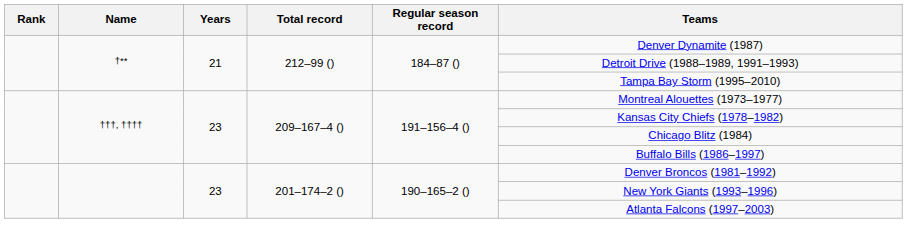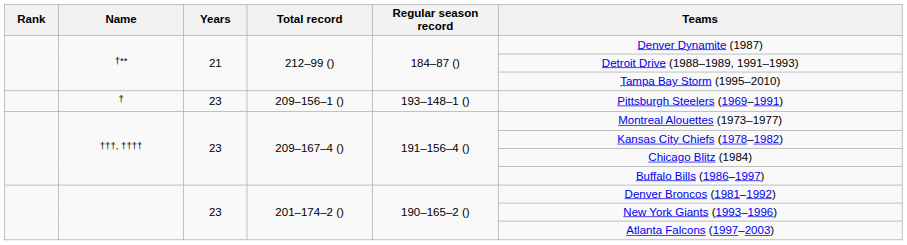+ row: (121, 98)
